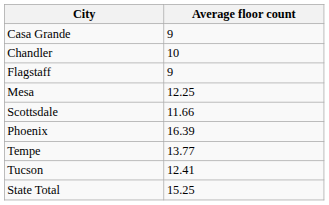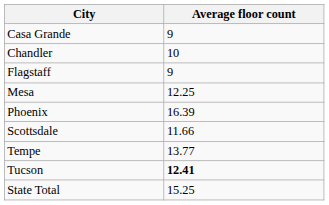rows swapped: (27, 131) <-> (33, 111)
(181, 170) normal -> (181, 170) bold
